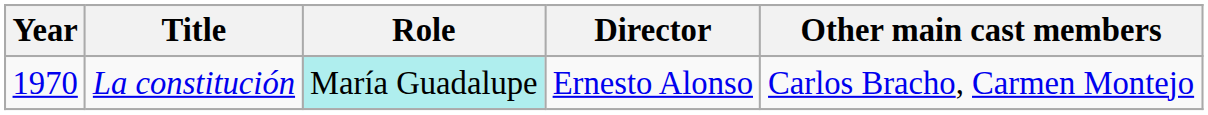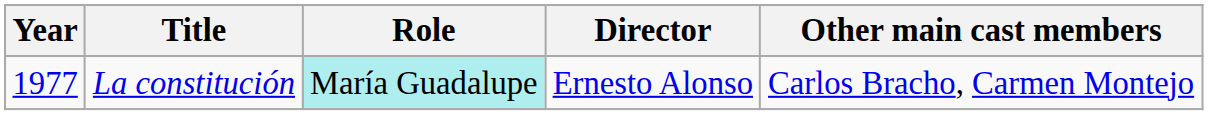(45, 82) 1970 -> (45, 82) 1977
